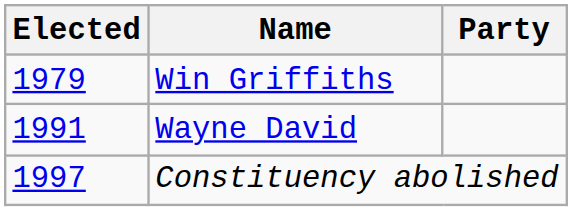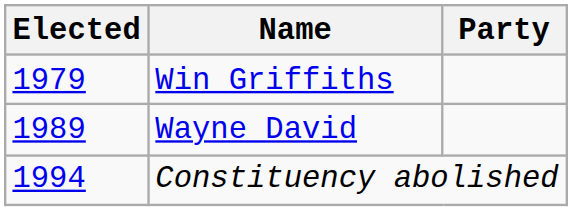(49, 130) 1991 -> (49, 130) 1989
(49, 179) 1997 -> (49, 179) 1994
